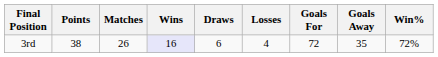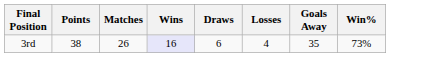- column: (314, 19)
(409, 44) 72% -> (361, 44) 73%
